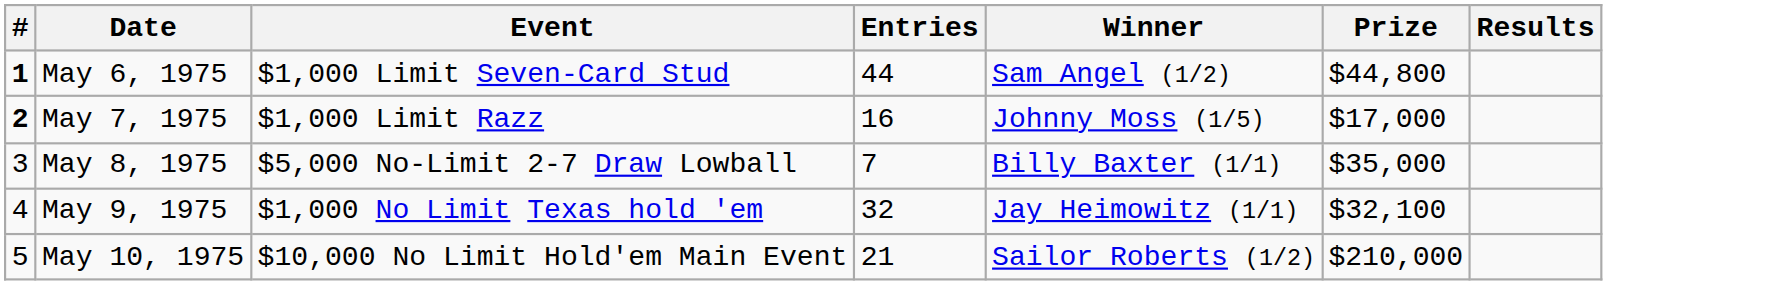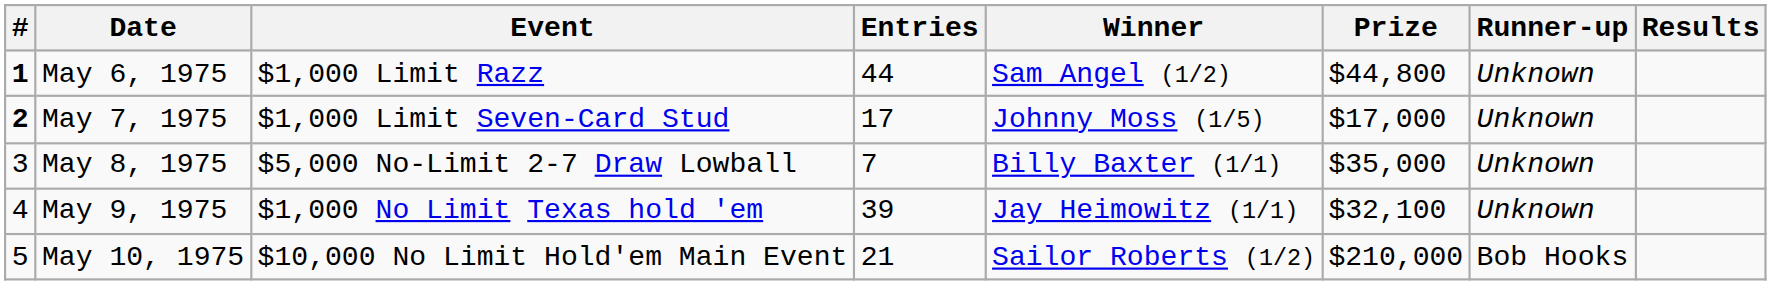+ column: (1552, 28)
(494, 74) $1,000 Limit Seven-Card Stud -> (401, 74) $1,000 Limit Razz
(401, 119) $1,000 Limit Razz -> (494, 119) $1,000 Limit Seven-Card Stud
(878, 119) 16 -> (878, 119) 17
(878, 211) 32 -> (878, 211) 39
